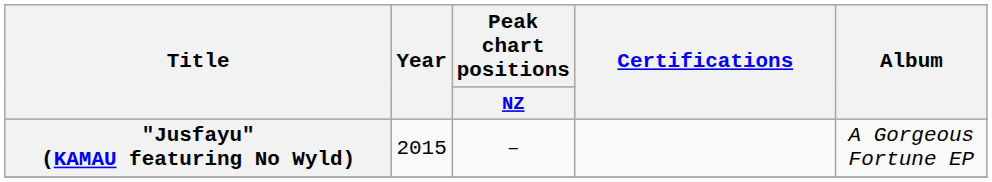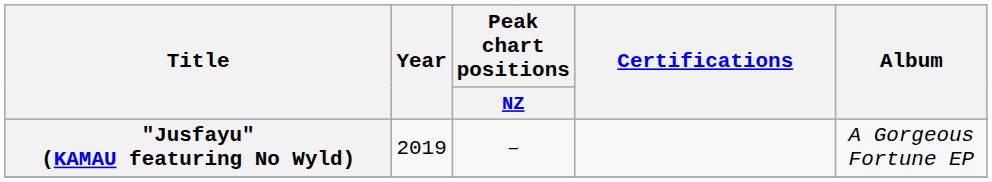(422, 148) 2015 -> (422, 148) 2019
